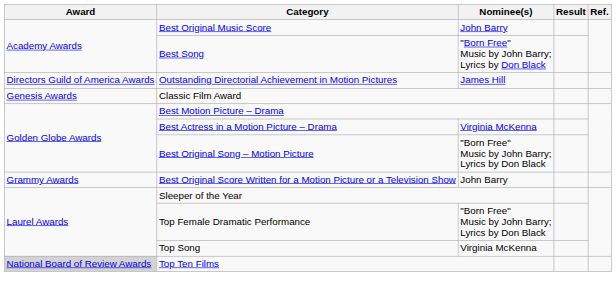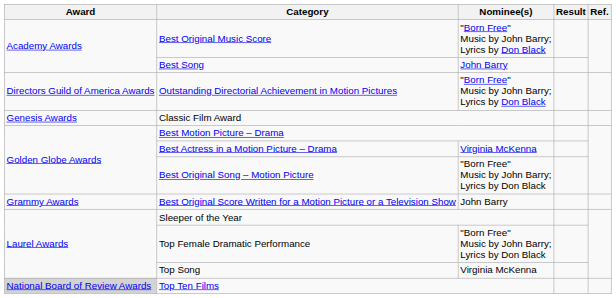(484, 27) John Barry -> (506, 38) "Born Free" Music by John Barry; Lyrics by Don Black
(506, 54) "Born Free" Music by John Barry; Lyrics by Don Black -> (484, 65) John Barry
(483, 80) James Hill -> (506, 91) "Born Free" Music by John Barry; Lyrics by Don Black
